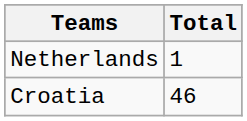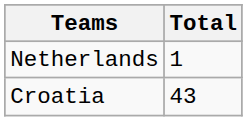(183, 97) 46 -> (183, 97) 43
